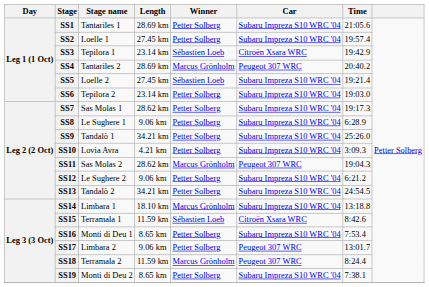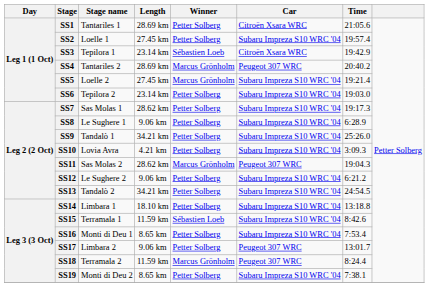(290, 24) Subaru Impreza S10 WRC '04 -> (273, 24) Citroën Xsara WRC
(198, 80) Sébastien Loeb -> (204, 80) Marcus Grönholm
(204, 205) Marcus Grönholm -> (196, 205) Petter Solberg
(273, 219) Citroën Xsara WRC -> (290, 219) Subaru Impreza S10 WRC '04
